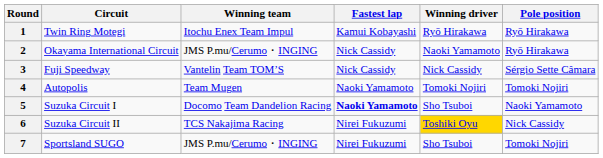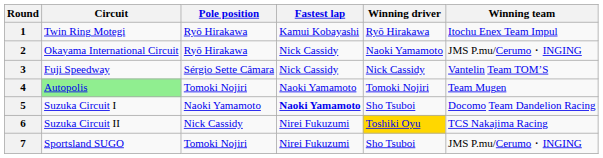columns swapped: (550, 13) <-> (257, 13)
(66, 87) no background -> (66, 87) lightgreen background
